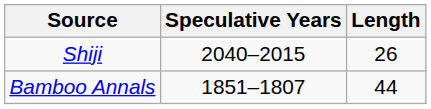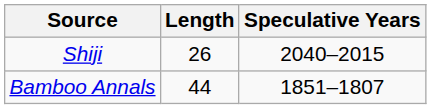columns swapped: (386, 20) <-> (253, 20)
